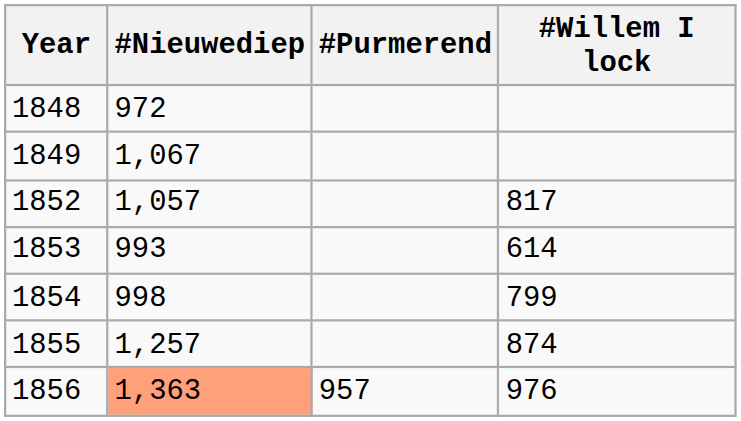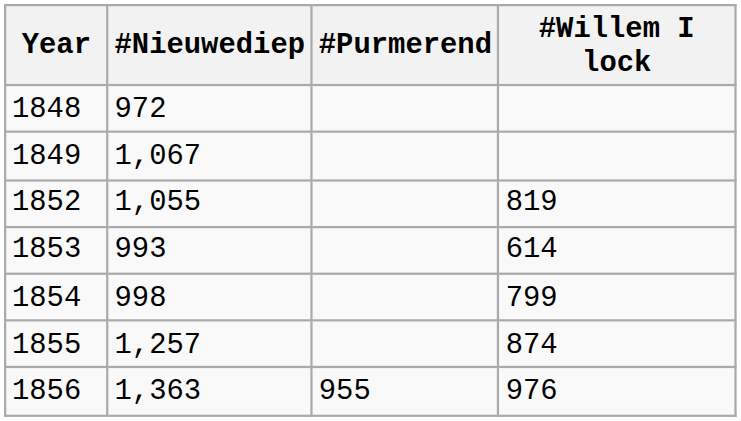(158, 203) 1,057 -> (158, 203) 1,055
(532, 203) 817 -> (532, 203) 819
(158, 391) lightsalmon background -> (158, 391) no background
(345, 391) 957 -> (345, 391) 955
